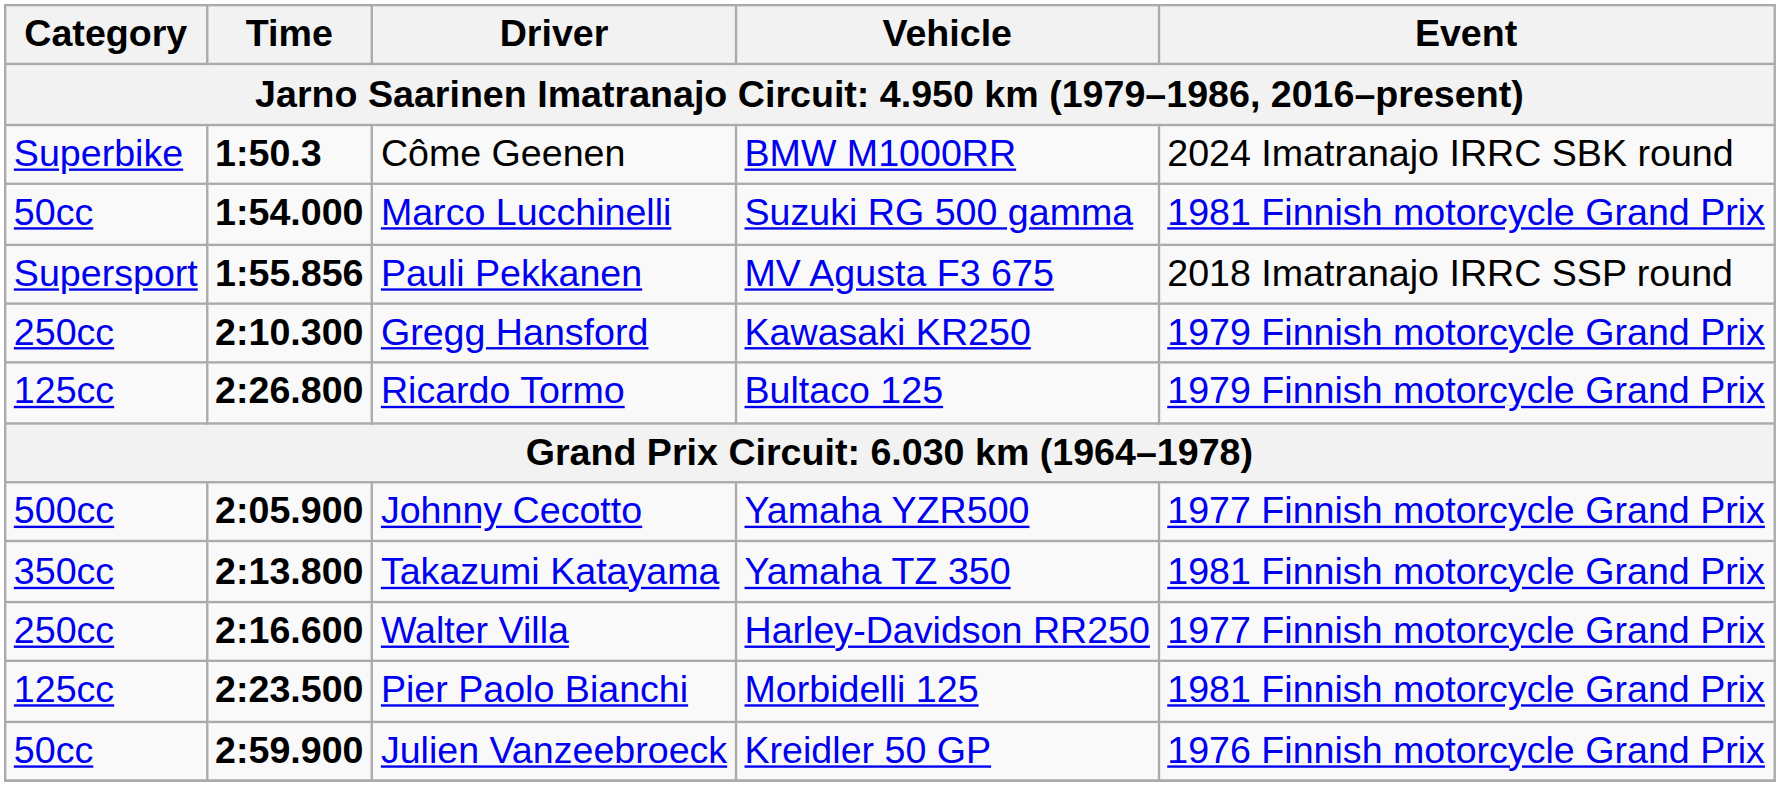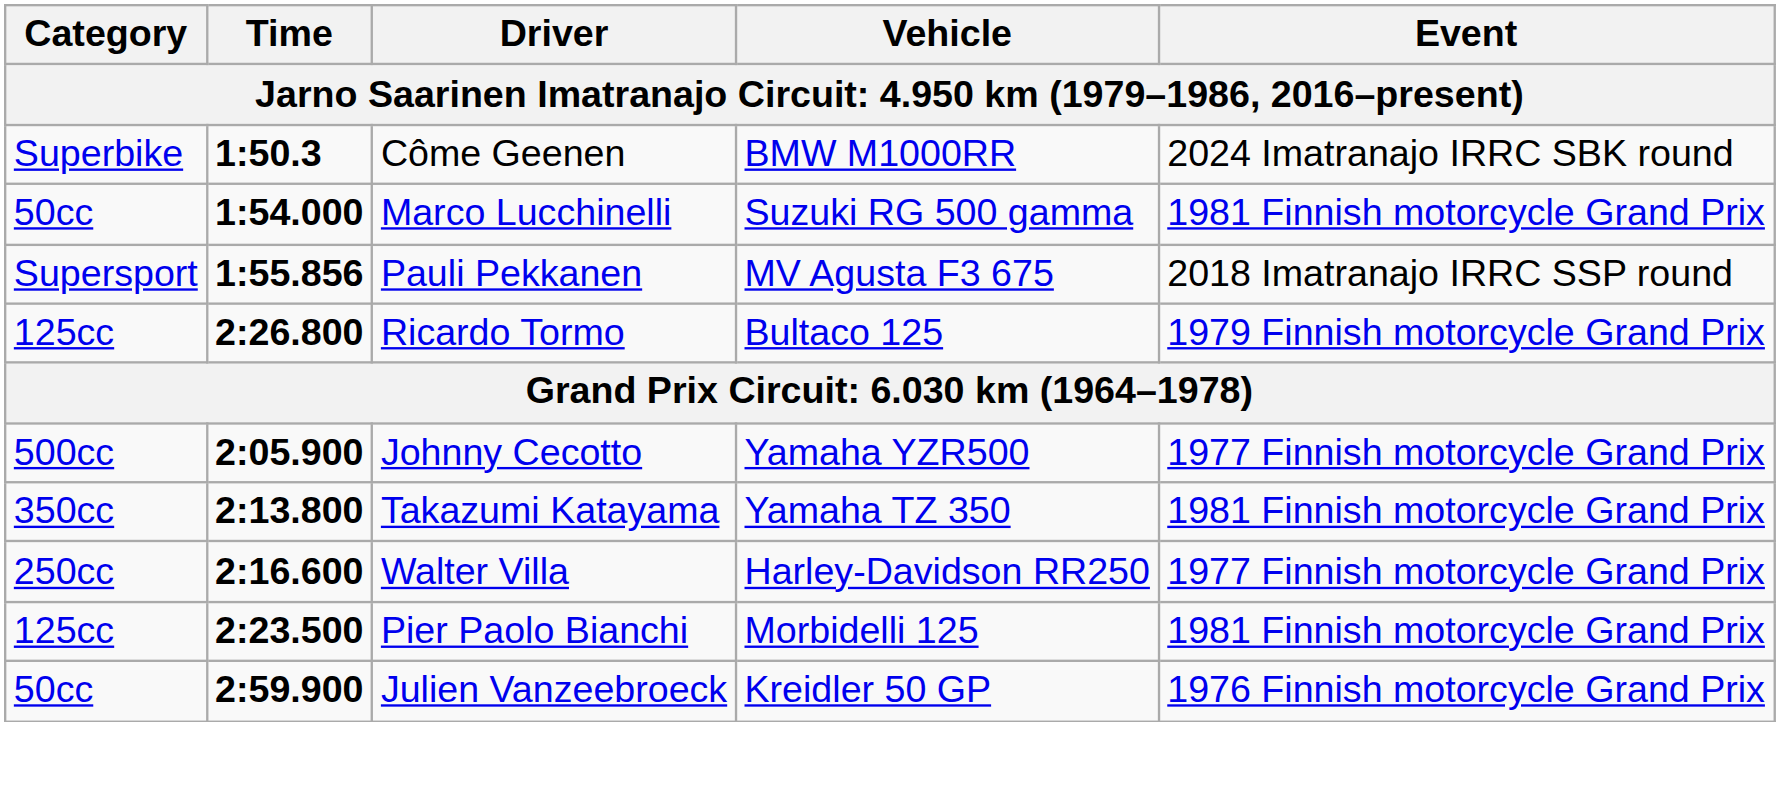- row: (515, 332)
